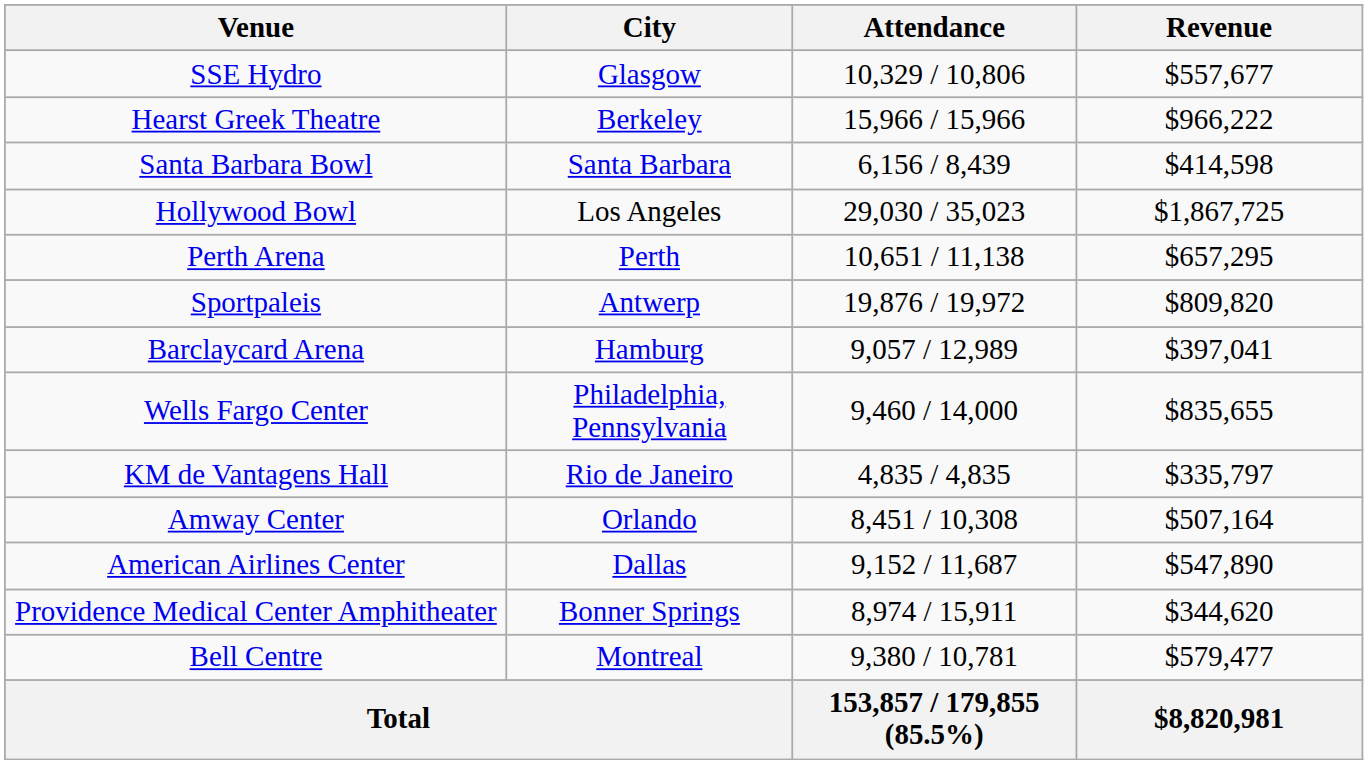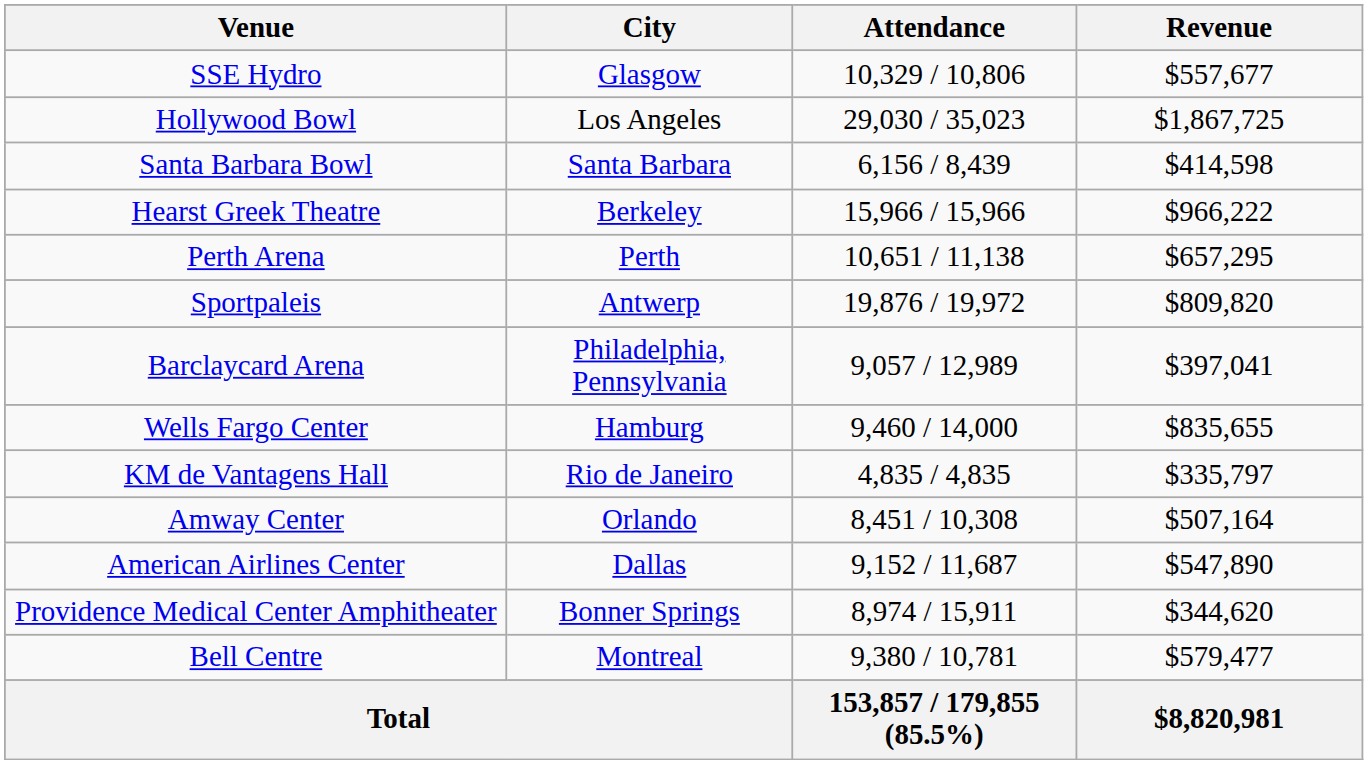rows swapped: (256, 211) <-> (256, 119)
(649, 348) Hamburg -> (649, 365) Philadelphia, Pennsylvania
(649, 411) Philadelphia, Pennsylvania -> (649, 427) Hamburg
